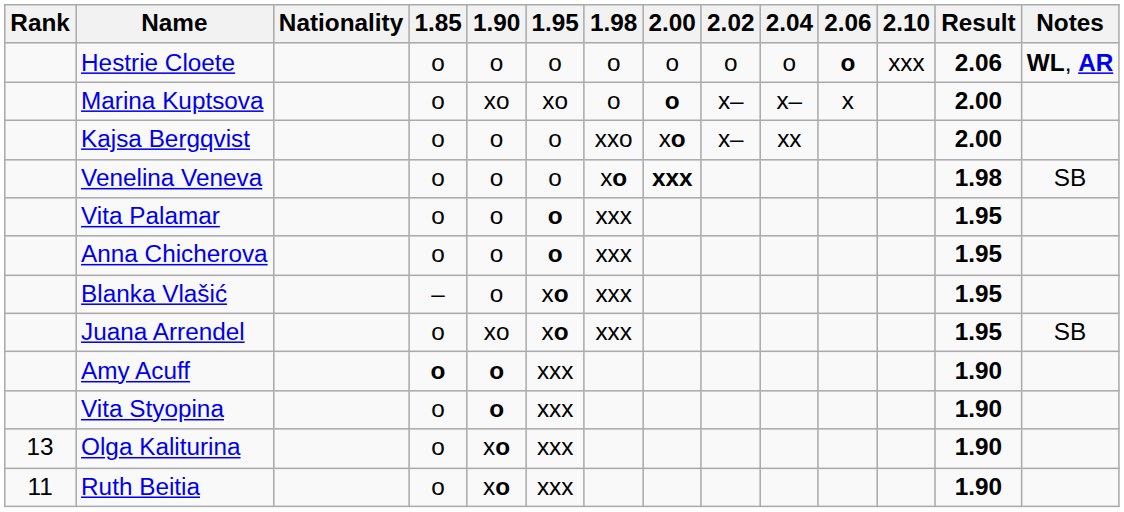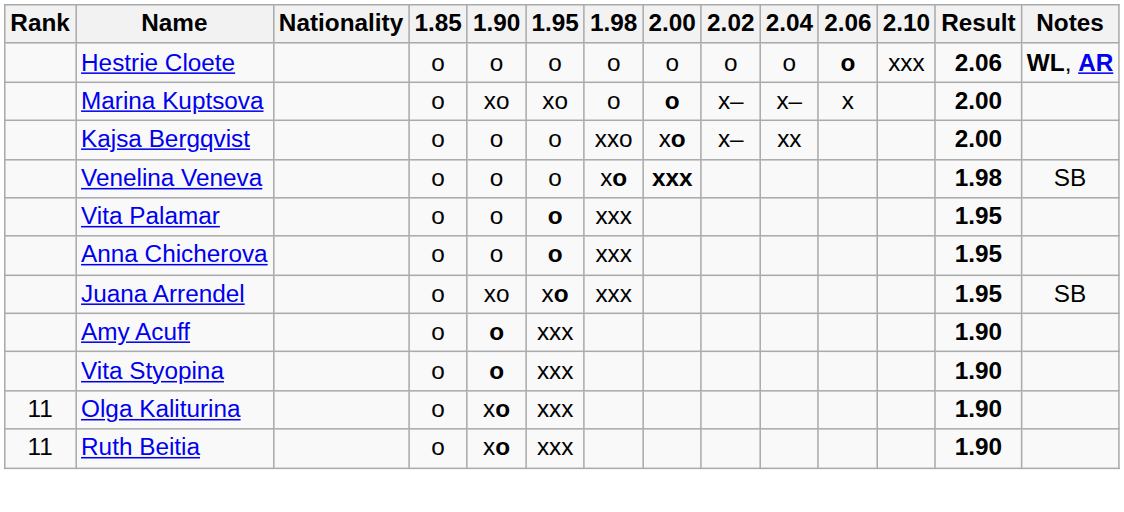- row: (154, 293)
(438, 370) bold -> (438, 332) normal
(40, 448) 13 -> (40, 409) 11
